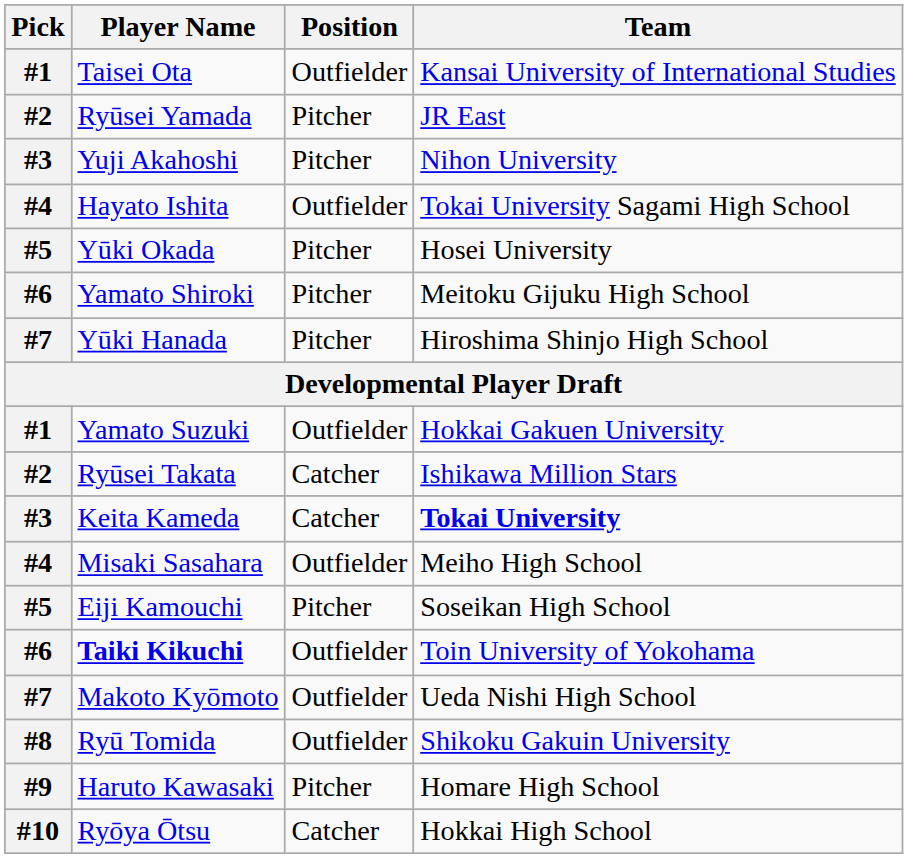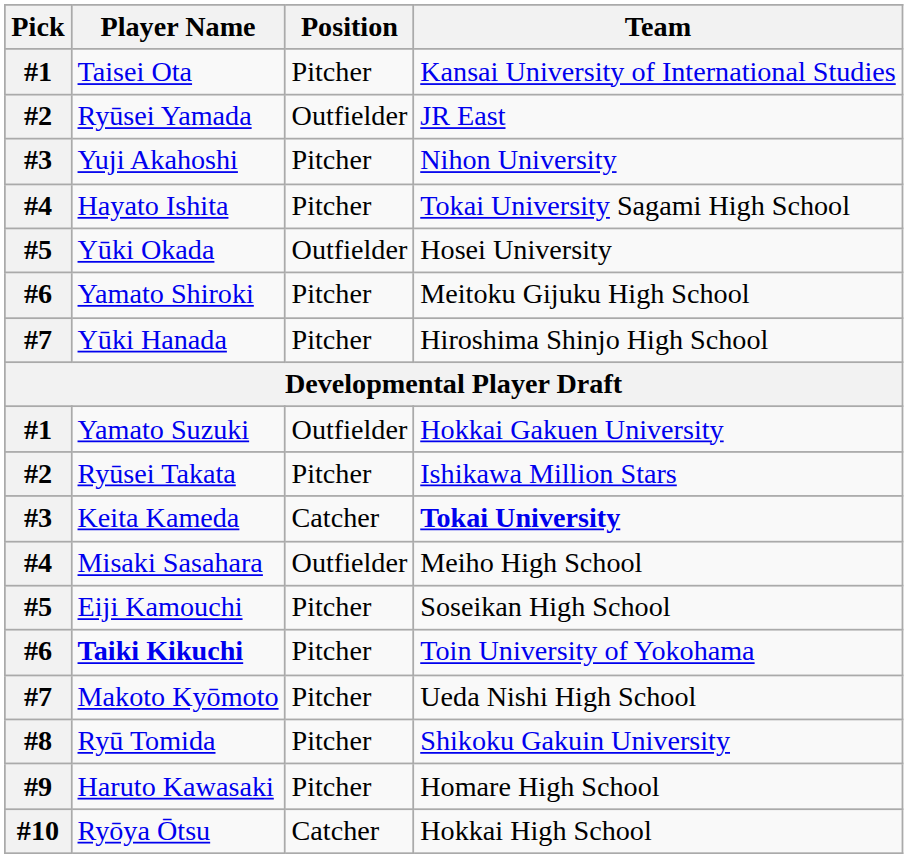(349, 71) Outfielder -> (331, 71) Pitcher
(331, 116) Pitcher -> (349, 116) Outfielder
(349, 205) Outfielder -> (331, 205) Pitcher
(331, 250) Pitcher -> (349, 250) Outfielder
(335, 473) Catcher -> (331, 473) Pitcher
(349, 652) Outfielder -> (331, 652) Pitcher
(349, 696) Outfielder -> (331, 696) Pitcher
(349, 741) Outfielder -> (331, 741) Pitcher
